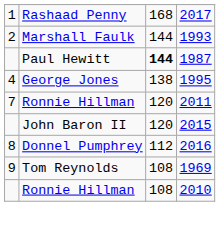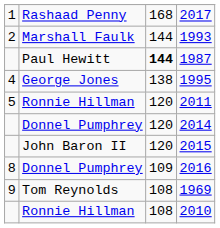(12, 103) 7 -> (12, 103) 5
+ row: (196, 125)
(161, 146) 112 -> (161, 168) 109
